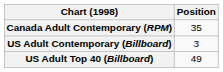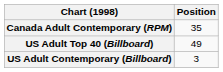rows swapped: (89, 43) <-> (89, 59)
